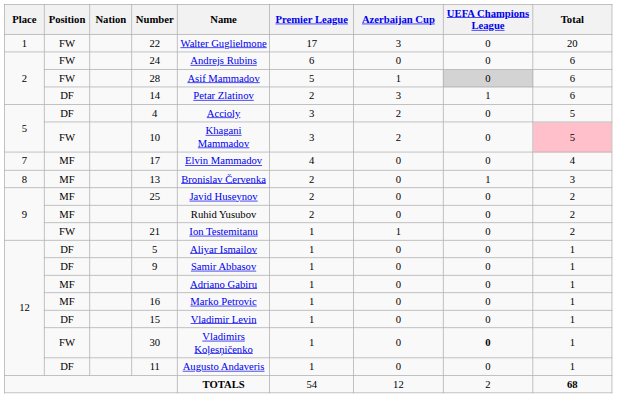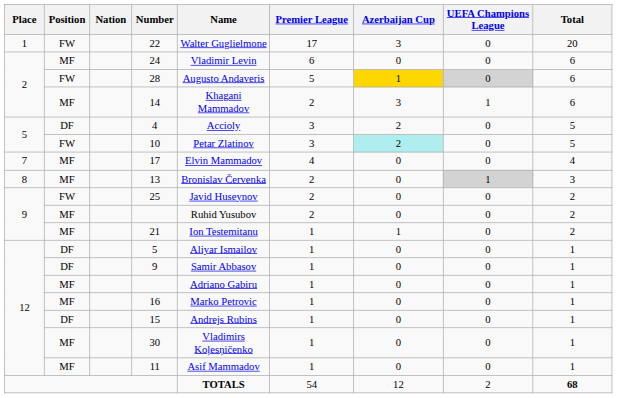(67, 61) FW -> (67, 61) MF
(224, 61) Andrejs Rubins -> (224, 61) Vladimir Levin
(224, 78) Asif Mammadov -> (224, 78) Augusto Andaveris
(398, 78) no background -> (398, 78) gold background
(67, 96) DF -> (67, 102) MF
(224, 96) Petar Zlatinov -> (224, 102) Khagani Mammadov
(224, 137) Khagani Mammadov -> (224, 143) Petar Zlatinov
(398, 137) no background -> (398, 143) paleturquoise background
(572, 137) pink background -> (572, 143) no background
(488, 179) no background -> (488, 179) lightgrey background
(67, 196) MF -> (67, 196) FW
(67, 231) FW -> (67, 231) MF
(224, 319) Vladimir Levin -> (224, 319) Andrejs Rubins
(67, 343) FW -> (67, 343) MF
(488, 343) bold -> (488, 343) normal
(67, 367) DF -> (67, 367) MF
(224, 367) Augusto Andaveris -> (224, 367) Asif Mammadov
